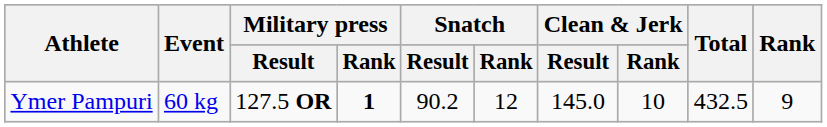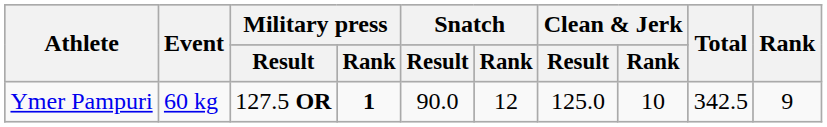(438, 101) 90.2 -> (438, 101) 90.0
(578, 101) 145.0 -> (578, 101) 125.0
(721, 101) 432.5 -> (721, 101) 342.5
